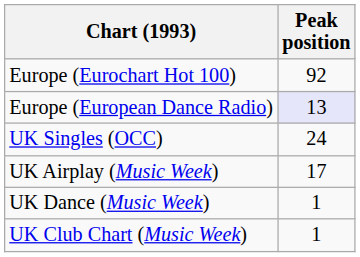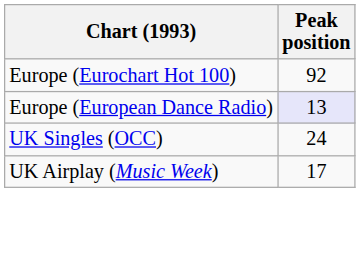- row: (109, 203)
- row: (128, 235)
